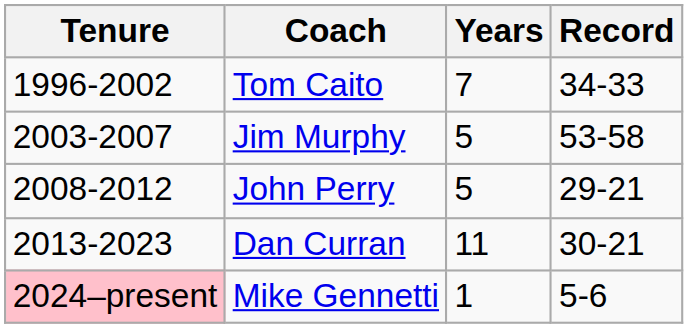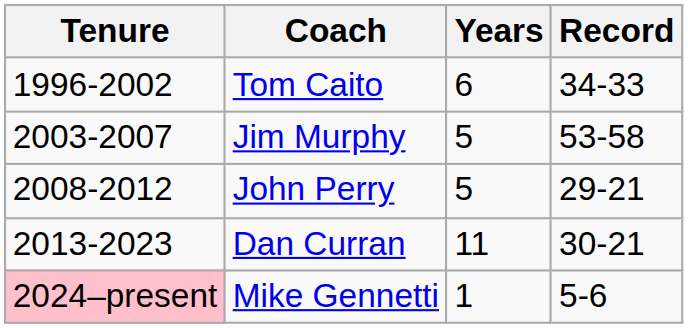(464, 84) 7 -> (464, 84) 6
